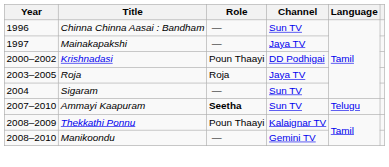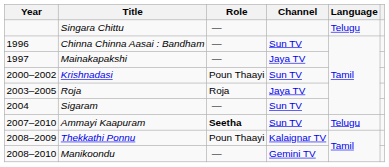+ row: (92, 28)
(297, 59) DD Podhigai -> (286, 75) Sun TV
